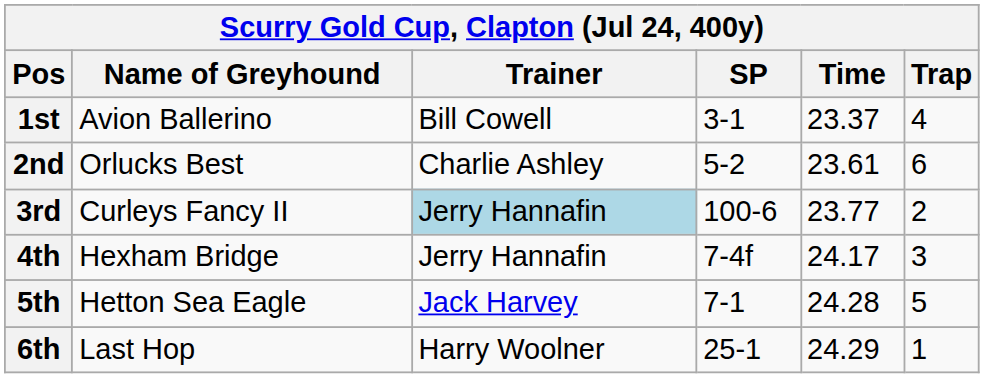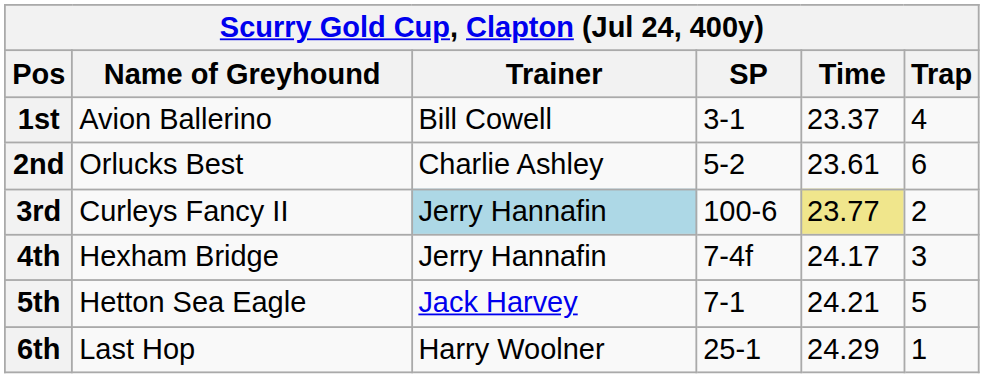(843, 211) no background -> (843, 211) khaki background
(843, 303) 24.28 -> (843, 303) 24.21
